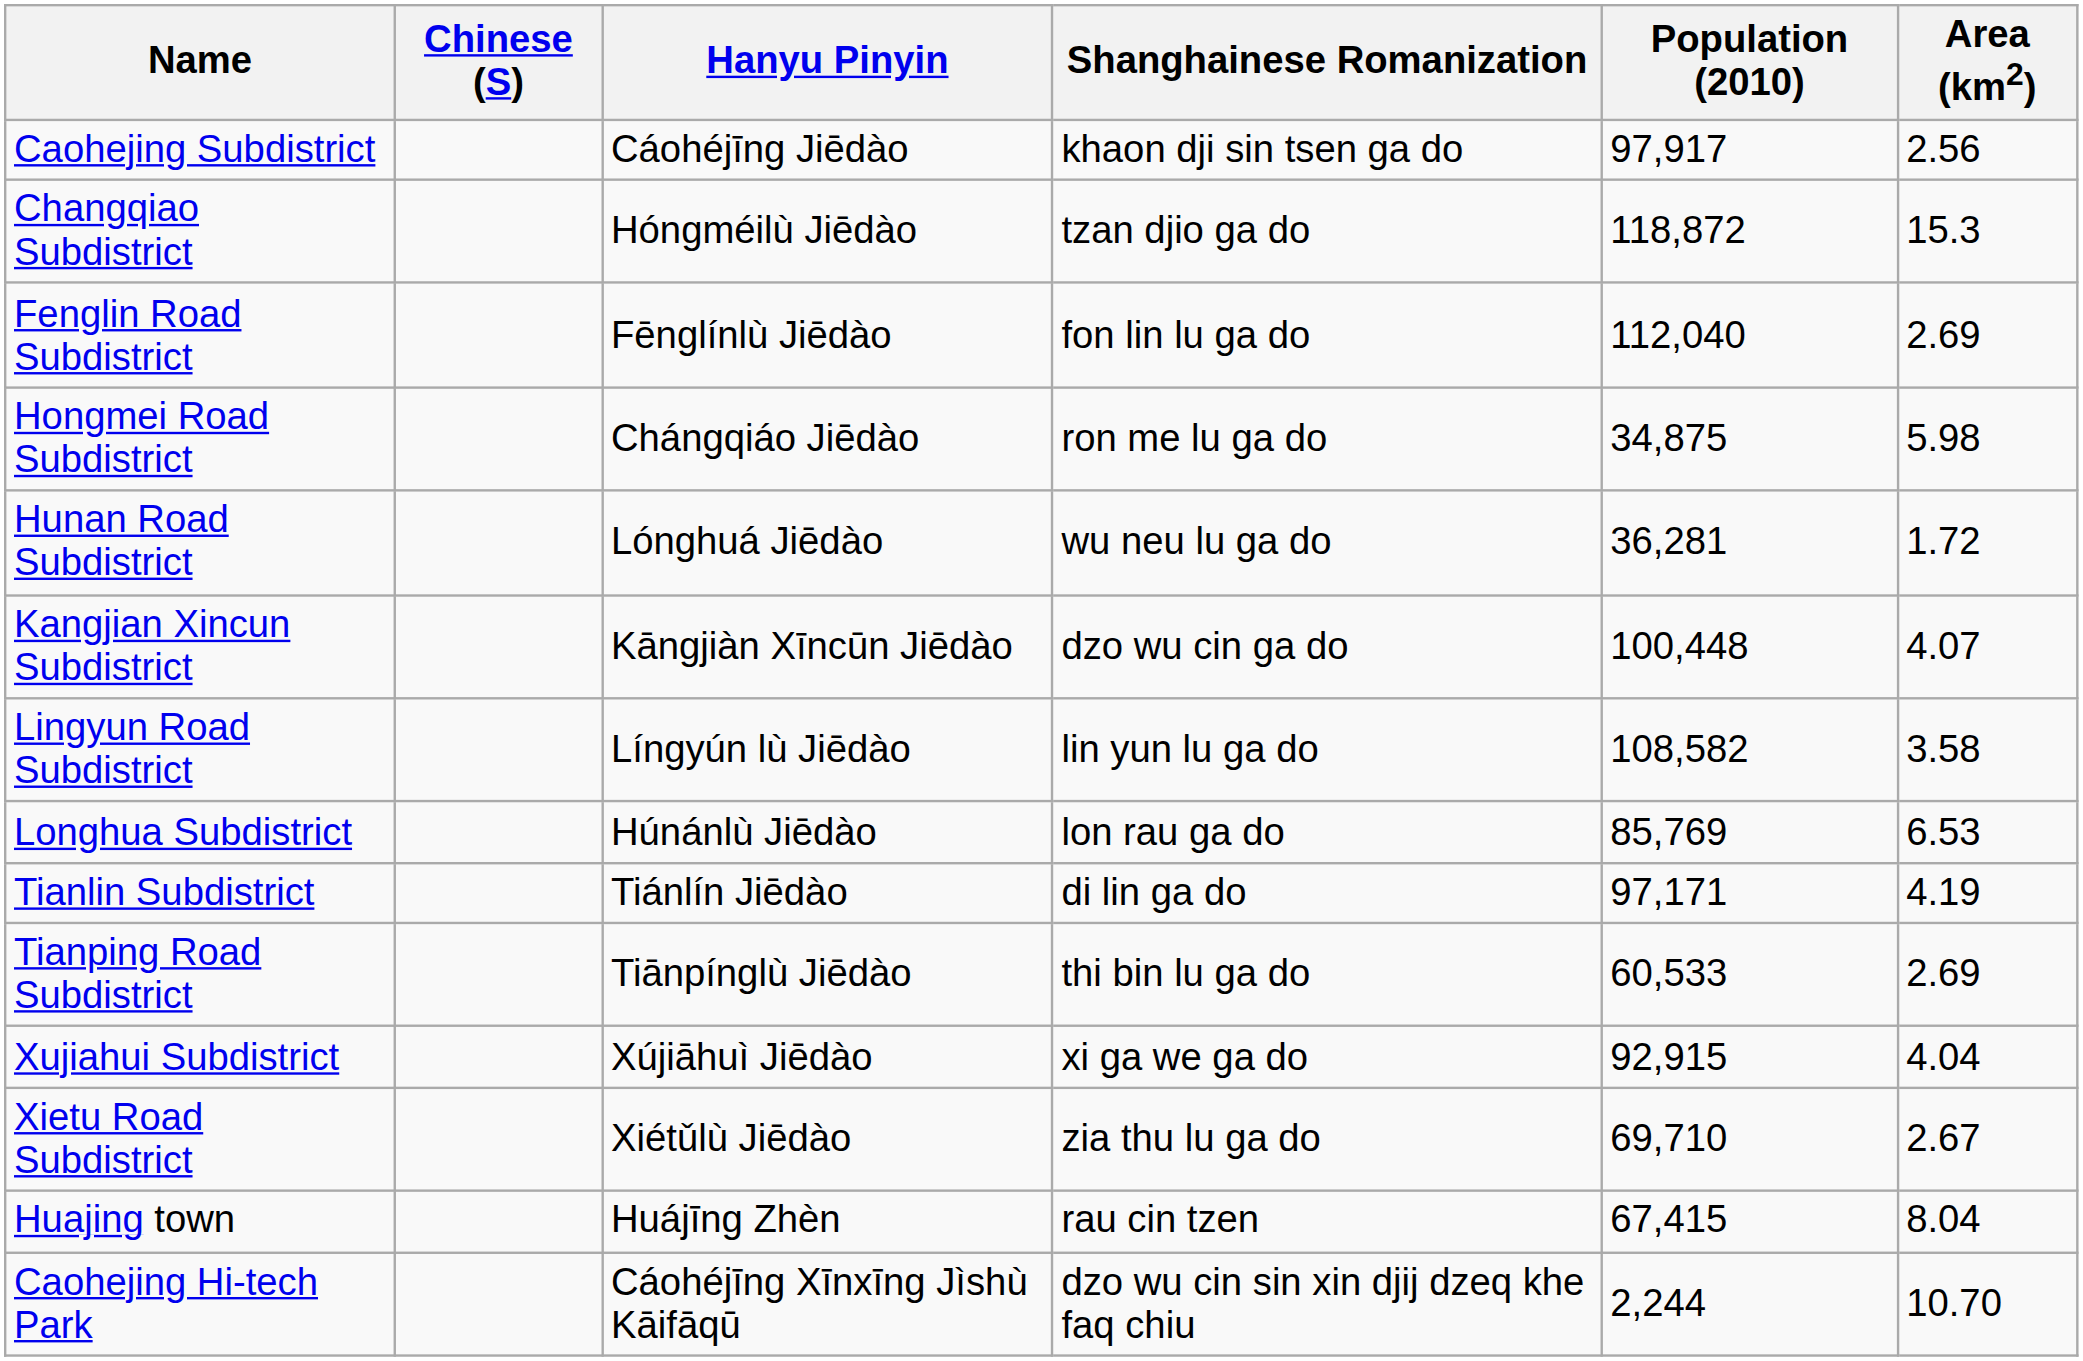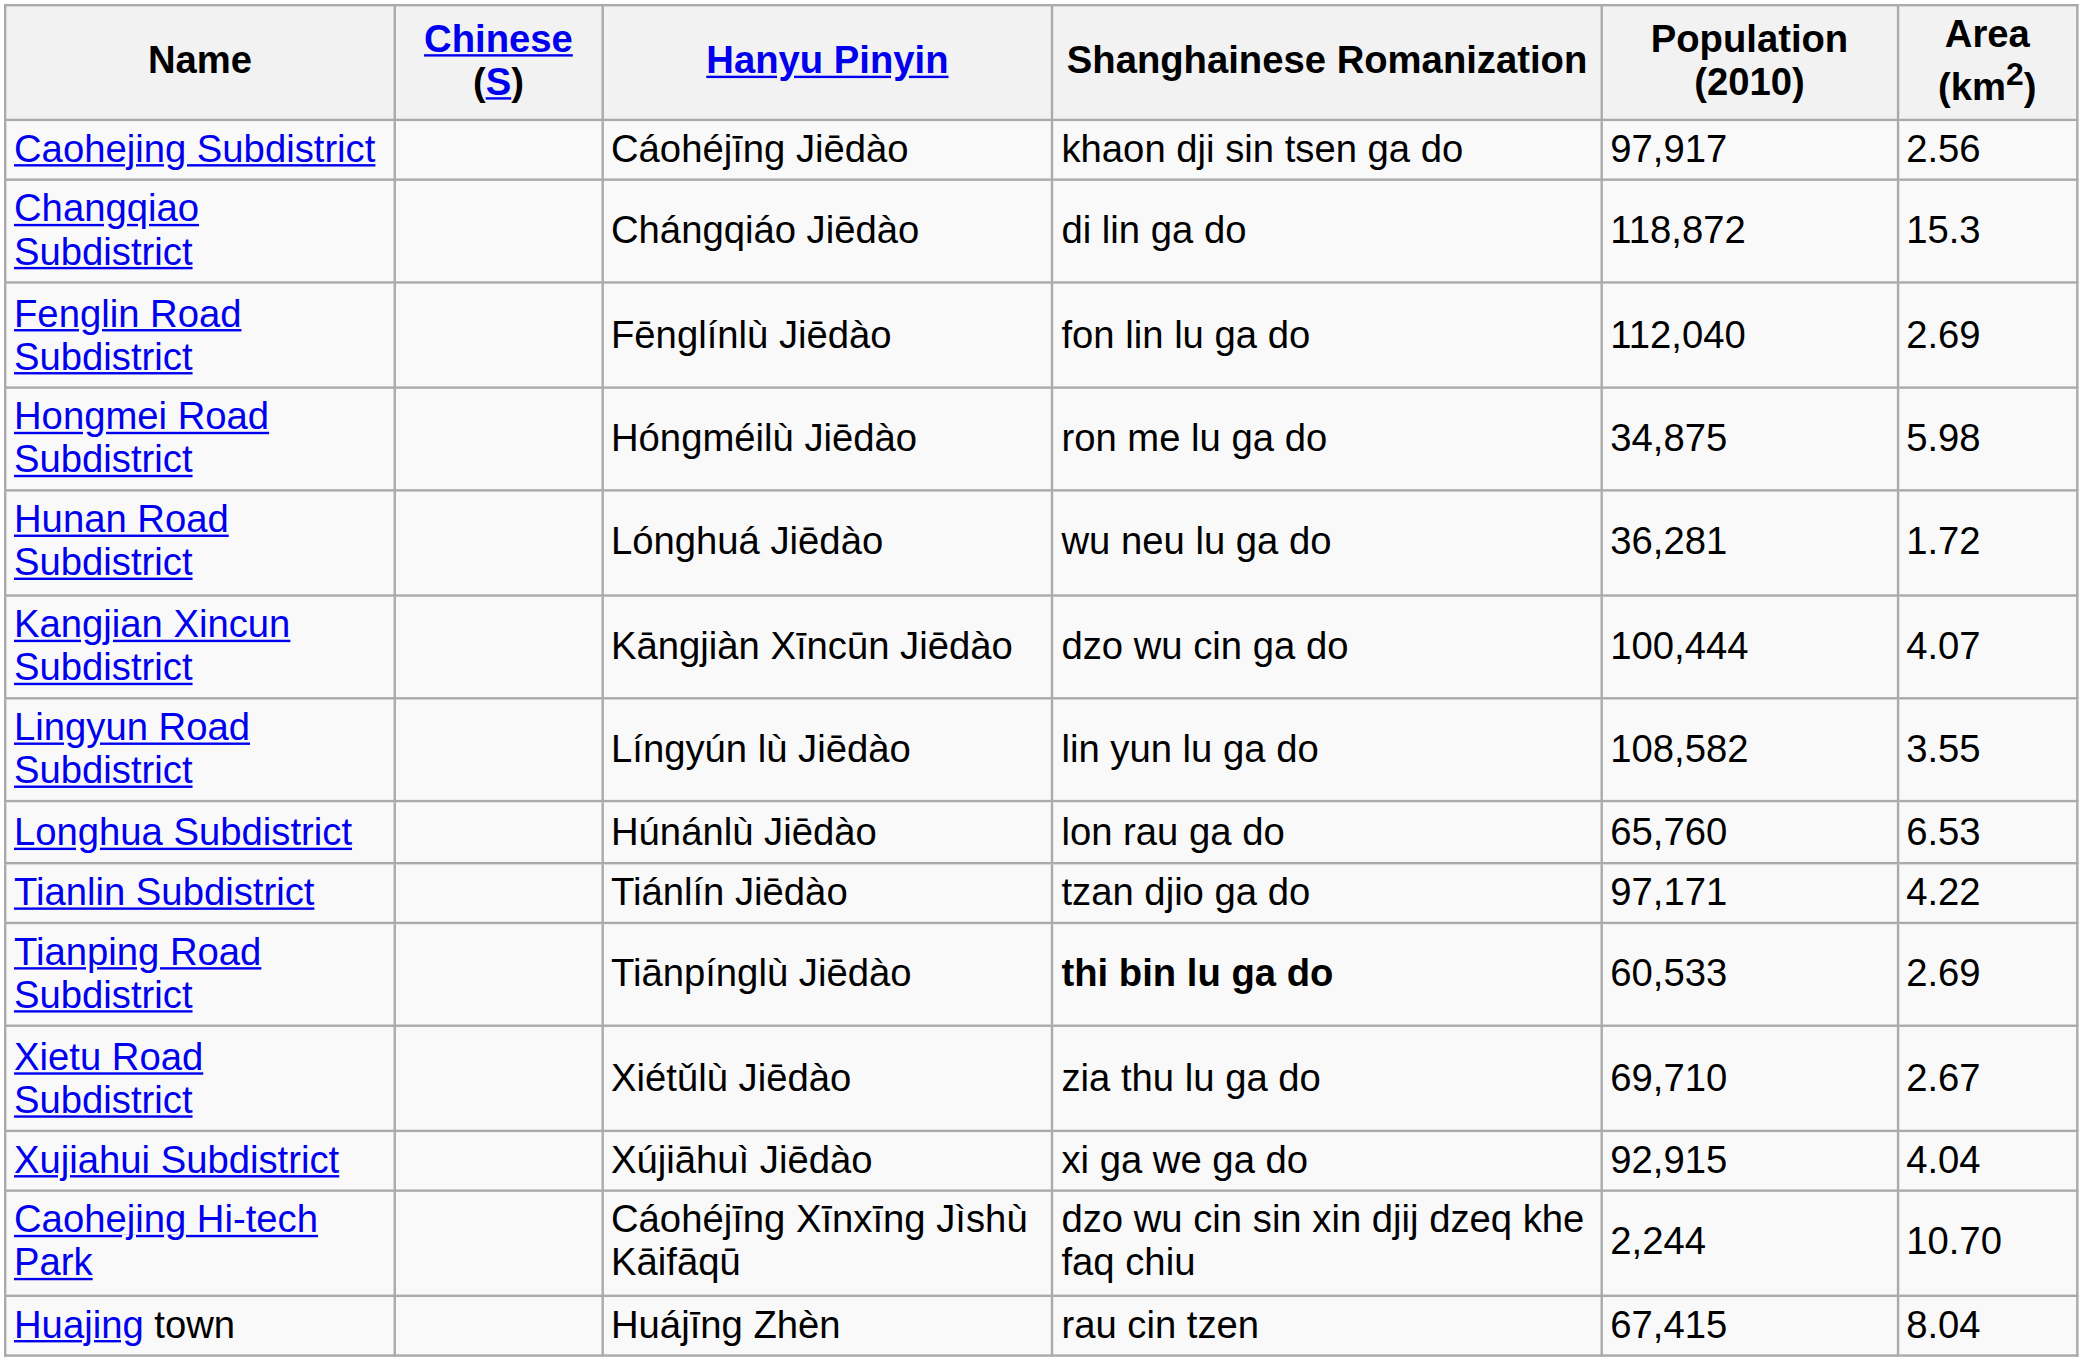(764, 230) Hóngméilù Jiēdào -> (765, 230) Chángqiáo Jiēdào
(1186, 230) tzan djio ga do -> (1154, 230) di lin ga do
(765, 438) Chángqiáo Jiēdào -> (764, 438) Hóngméilù Jiēdào
(1679, 645) 100,448 -> (1679, 645) 100,444
(1943, 749) 3.58 -> (1943, 749) 3.55
(1669, 831) 85,769 -> (1669, 831) 65,760
(1154, 892) di lin ga do -> (1186, 892) tzan djio ga do
(1943, 892) 4.19 -> (1943, 892) 4.22
(1186, 974) normal -> (1197, 974) bold
rows swapped: (109, 1138) <-> (177, 1056)
rows swapped: (125, 1220) <-> (166, 1302)
